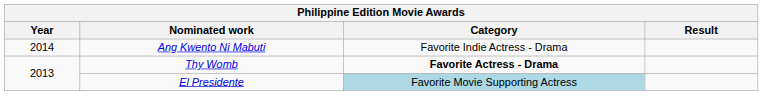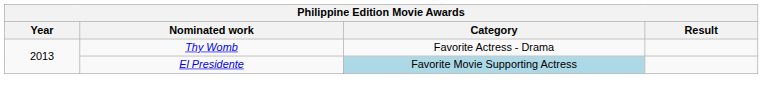- row: (211, 47)
(494, 64) bold -> (494, 47) normal
